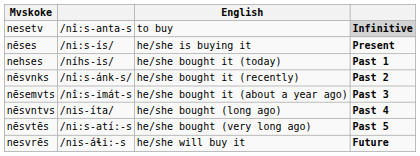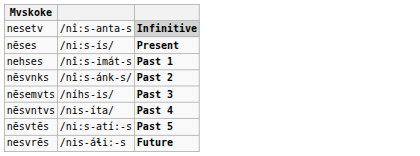- column: (242, 13)
(87, 61) /níhs-is/ -> (96, 61) /nî:s-imát-s
(96, 94) /nî:s-imát-s -> (87, 94) /níhs-is/
